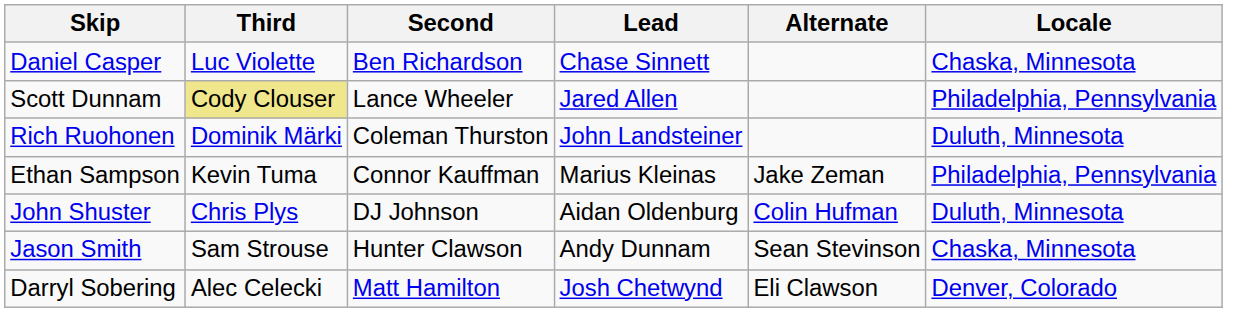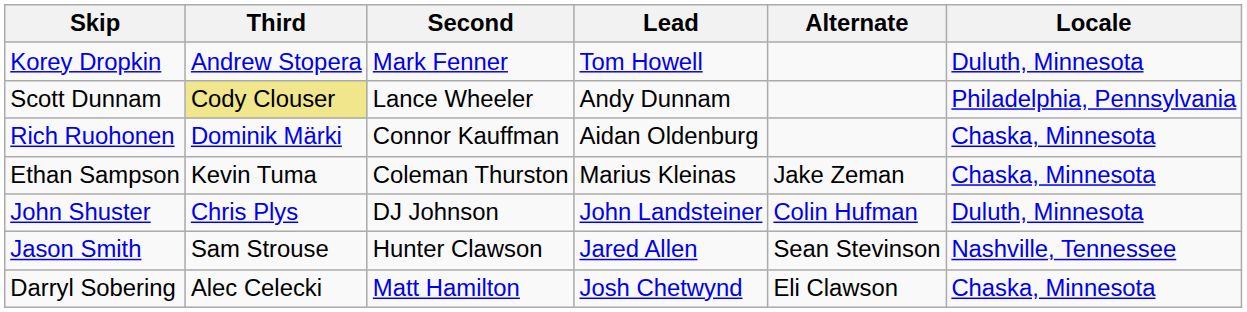- row: (86, 61)
+ row: (86, 61)
(619, 99) Jared Allen -> (655, 99) Andy Dunnam
(451, 136) Coleman Thurston -> (466, 136) Connor Kauffman
(651, 136) John Landsteiner -> (669, 136) Aidan Oldenburg
(1028, 136) Duluth, Minnesota -> (1053, 136) Chaska, Minnesota
(446, 174) Connor Kauffman -> (471, 174) Coleman Thurston
(1074, 174) Philadelphia, Pennsylvania -> (1053, 174) Chaska, Minnesota
(649, 212) Aidan Oldenburg -> (671, 212) John Landsteiner
(635, 250) Andy Dunnam -> (638, 250) Jared Allen
(1033, 250) Chaska, Minnesota -> (1064, 250) Nashville, Tennessee
(1024, 288) Denver, Colorado -> (1053, 288) Chaska, Minnesota
